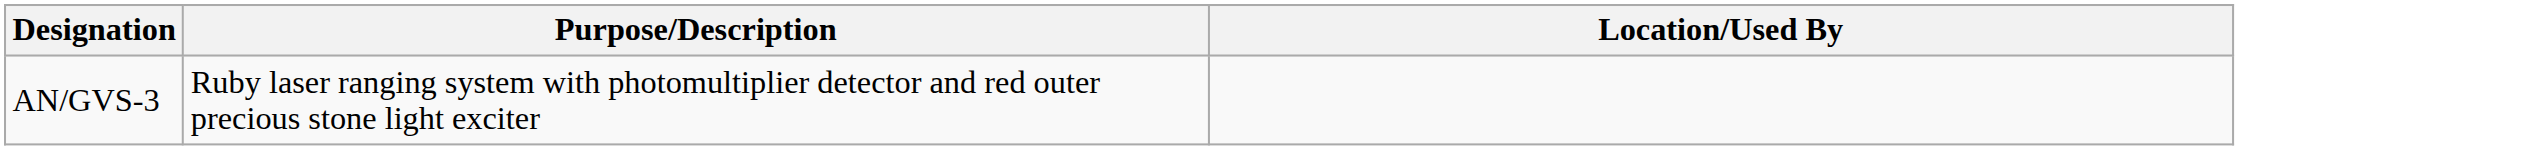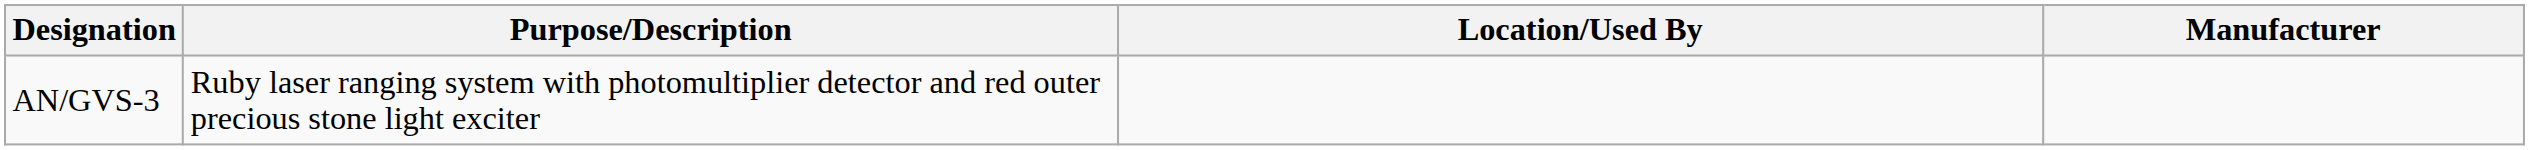+ column: (2283, 30)
